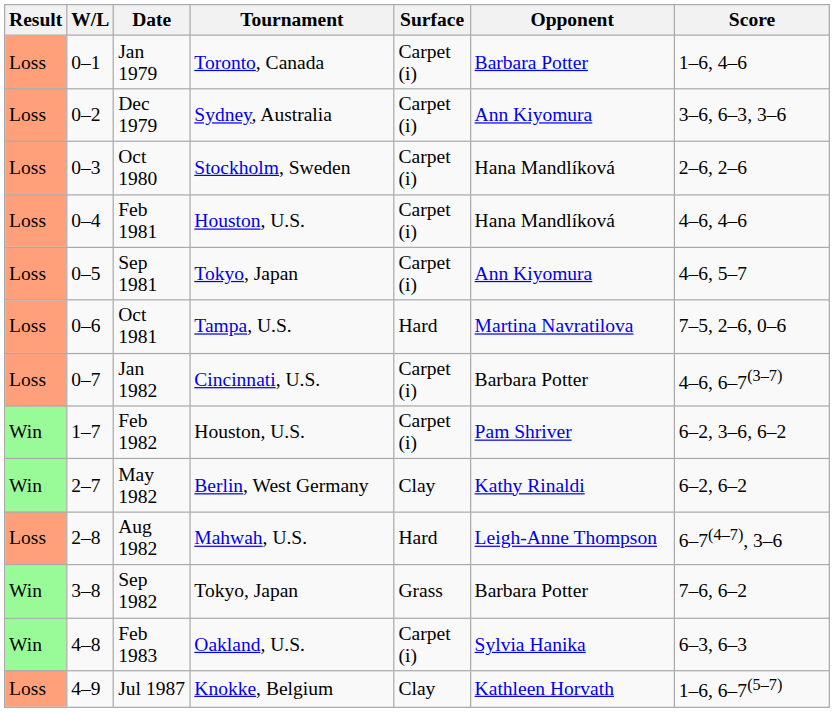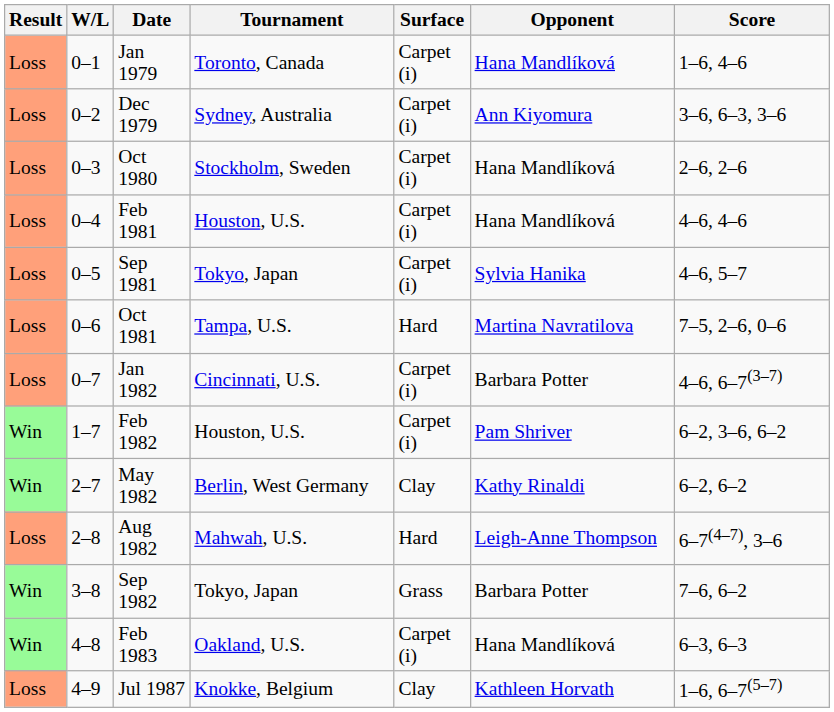(531, 61) Barbara Potter -> (545, 61) Hana Mandlíková
(533, 273) Ann Kiyomura -> (530, 273) Sylvia Hanika
(530, 644) Sylvia Hanika -> (545, 644) Hana Mandlíková
